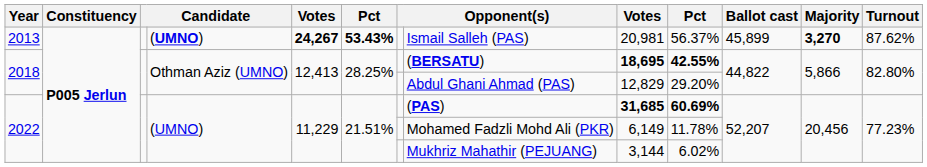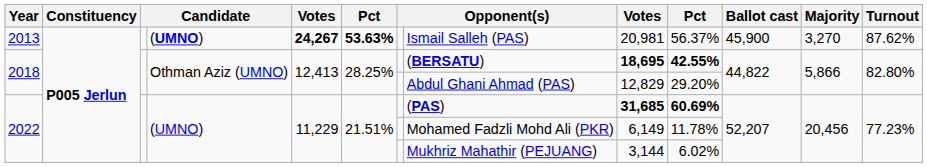(369, 38) 53.43% -> (369, 38) 53.63%
(748, 38) 45,899 -> (748, 38) 45,900
(823, 38) bold -> (823, 38) normal
